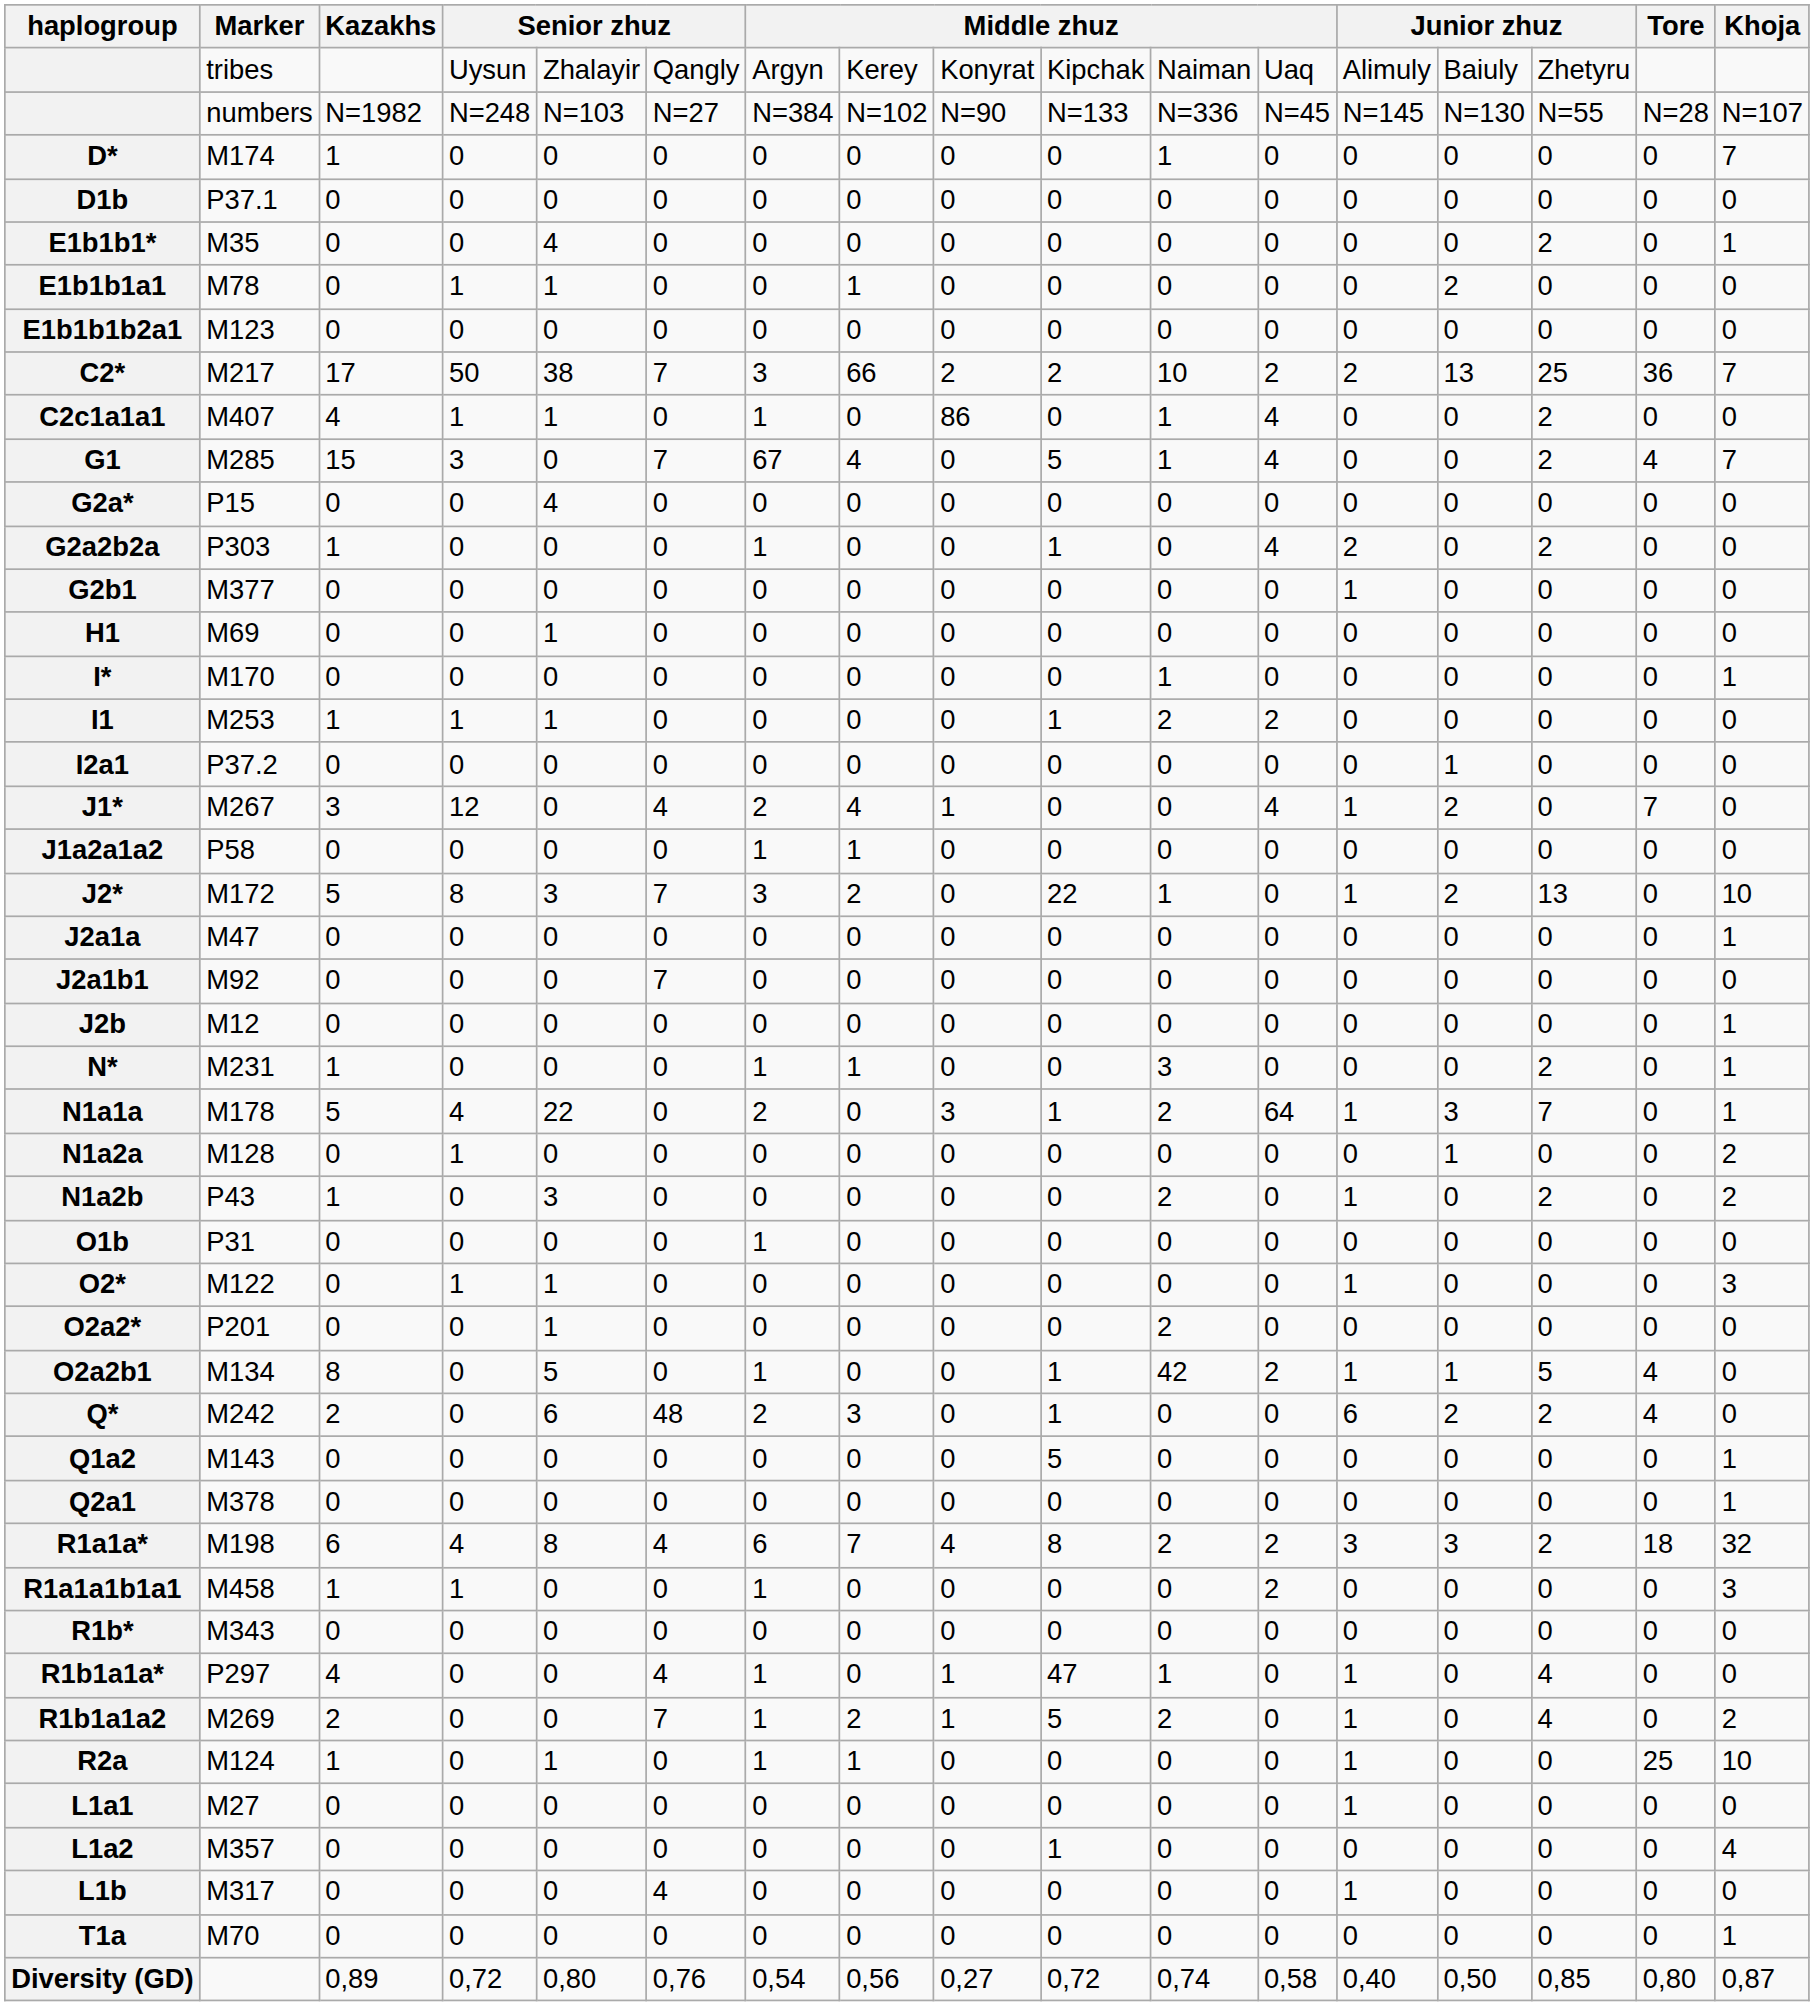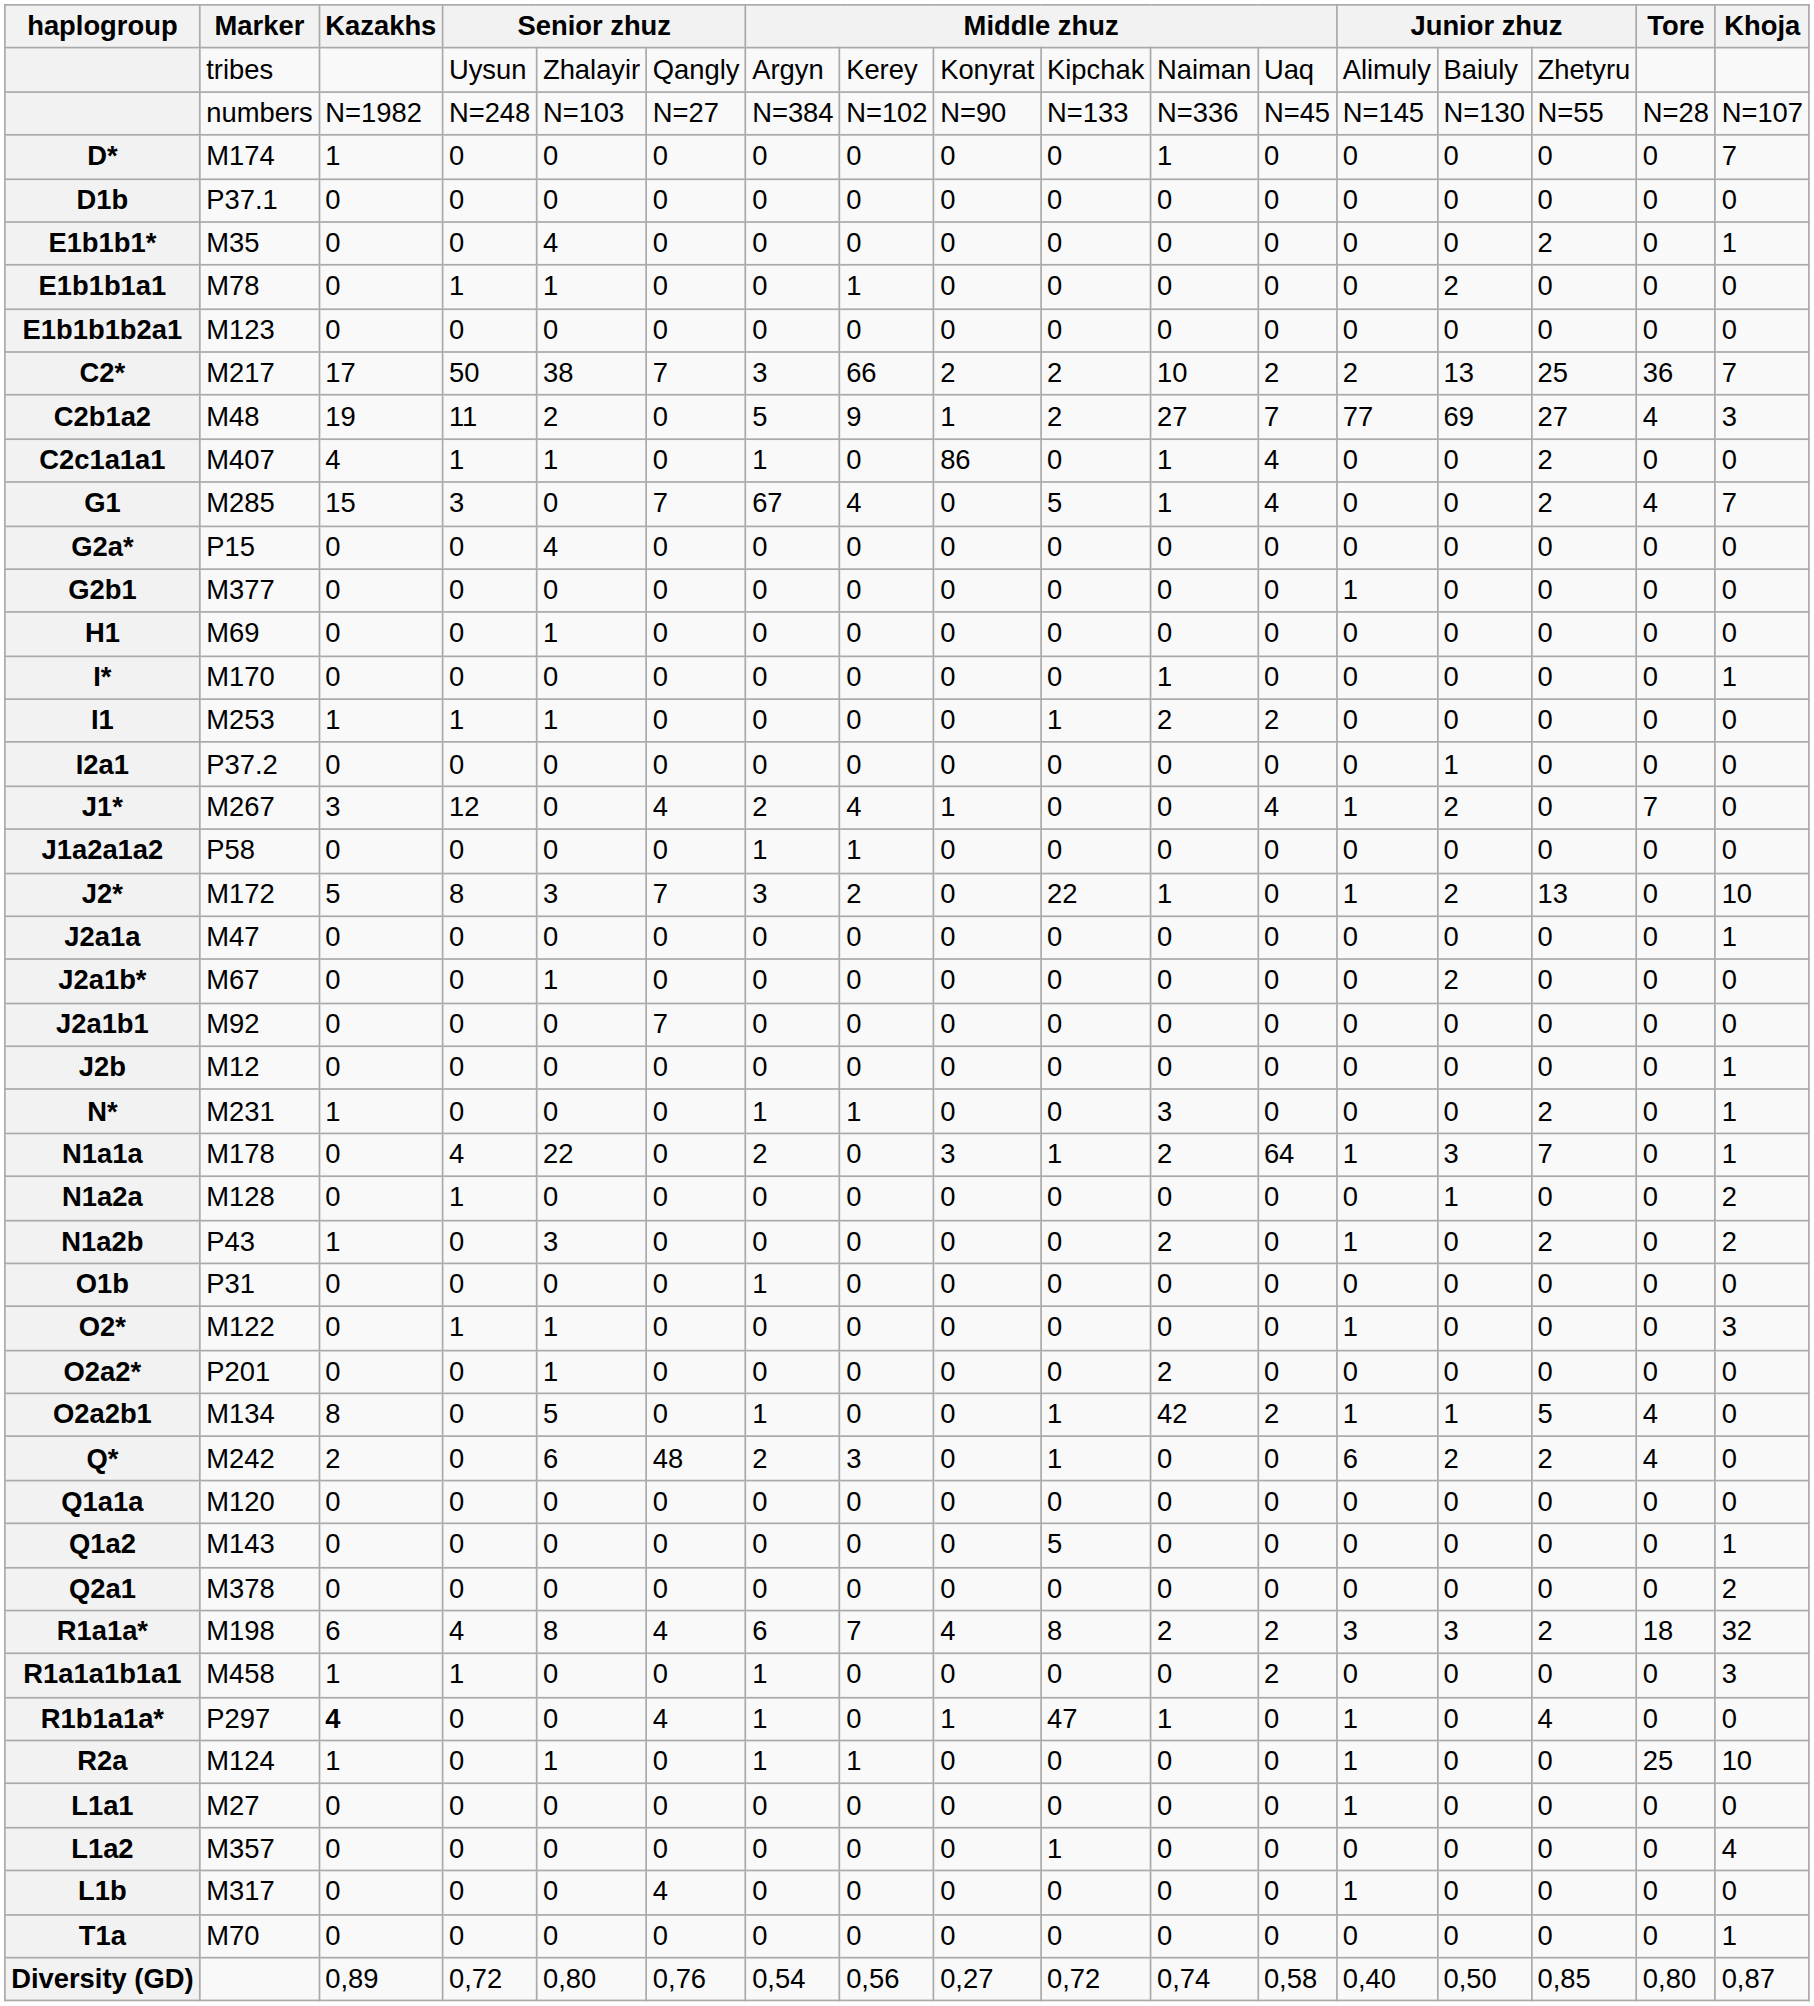+ row: (102, 416)
- row: (102, 546)
+ row: (102, 980)
(333, 1110) 5 -> (333, 1154) 0
+ row: (102, 1501)
(1729, 1501) 1 -> (1729, 1588) 2
- row: (102, 1631)
(333, 1675) normal -> (333, 1718) bold
- row: (102, 1718)
